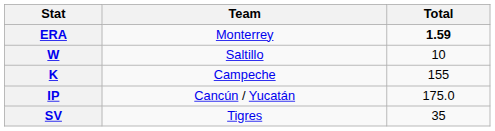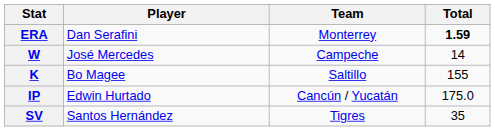+ column: (167, 14)
(245, 55) Saltillo -> (347, 55) Campeche
(438, 55) 10 -> (458, 55) 14
(245, 75) Campeche -> (347, 75) Saltillo
